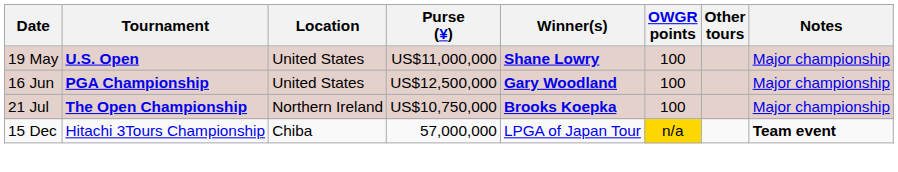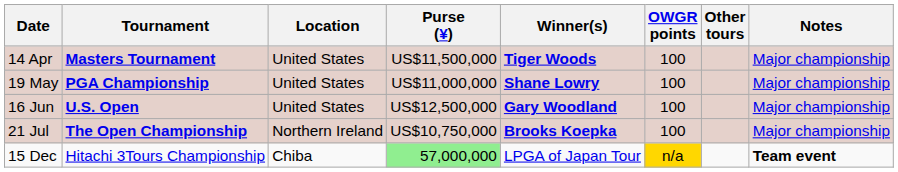+ row: (30, 58)
(102, 58) U.S. Open -> (137, 83) PGA Championship
(137, 83) PGA Championship -> (102, 107) U.S. Open
(458, 131) no background -> (458, 156) lightgreen background
